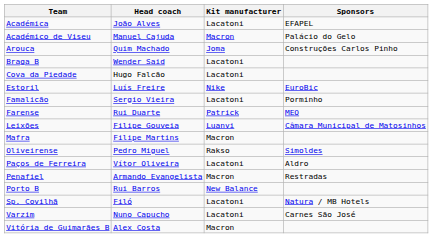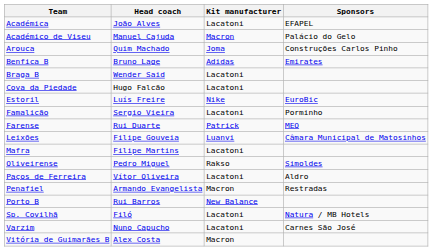+ row: (27, 62)
(220, 138) Macron -> (225, 150) Lacatoni
